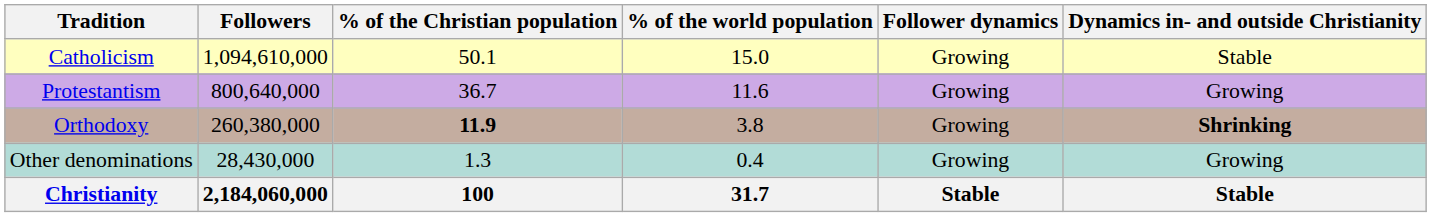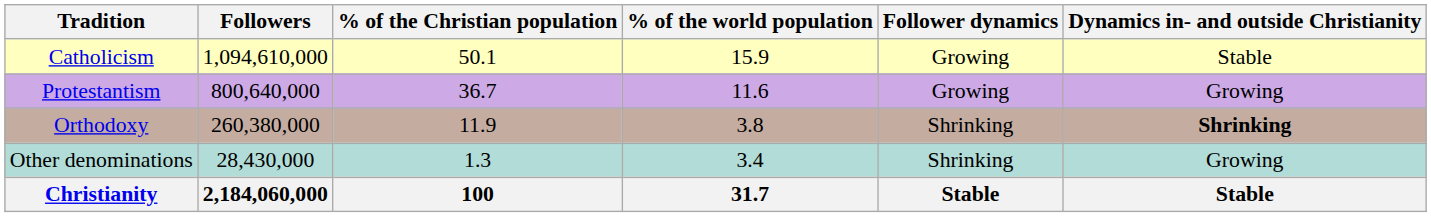(750, 56) 15.0 -> (750, 56) 15.9
(478, 125) bold -> (478, 125) normal
(971, 125) Growing -> (971, 125) Shrinking
(750, 159) 0.4 -> (750, 159) 3.4
(971, 159) Growing -> (971, 159) Shrinking
